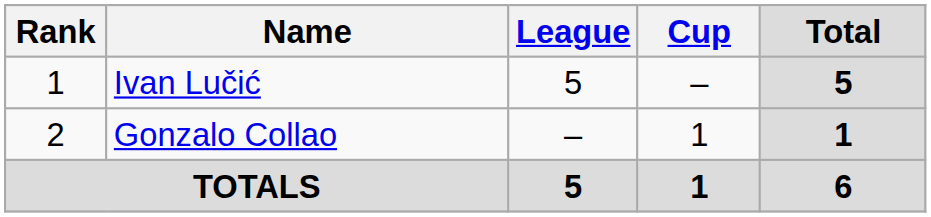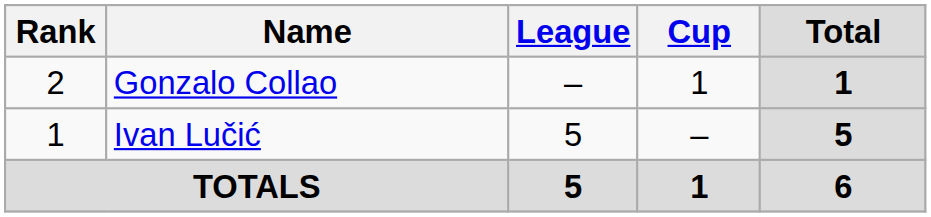rows swapped: (187, 83) <-> (225, 135)
